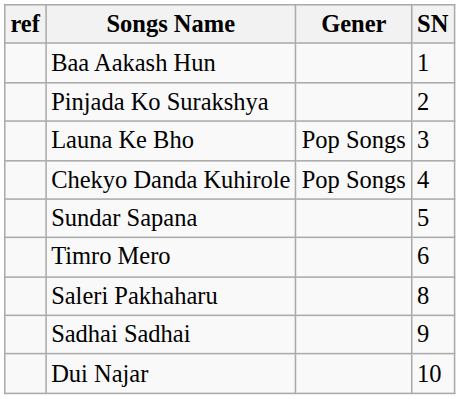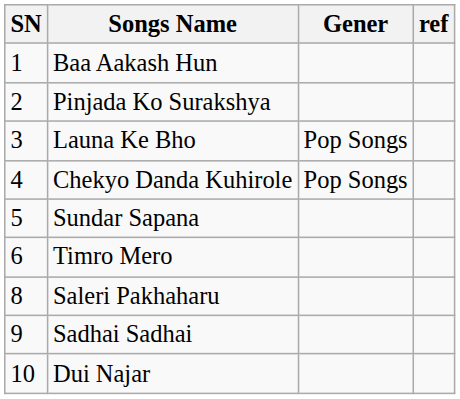columns swapped: (433, 23) <-> (25, 23)
